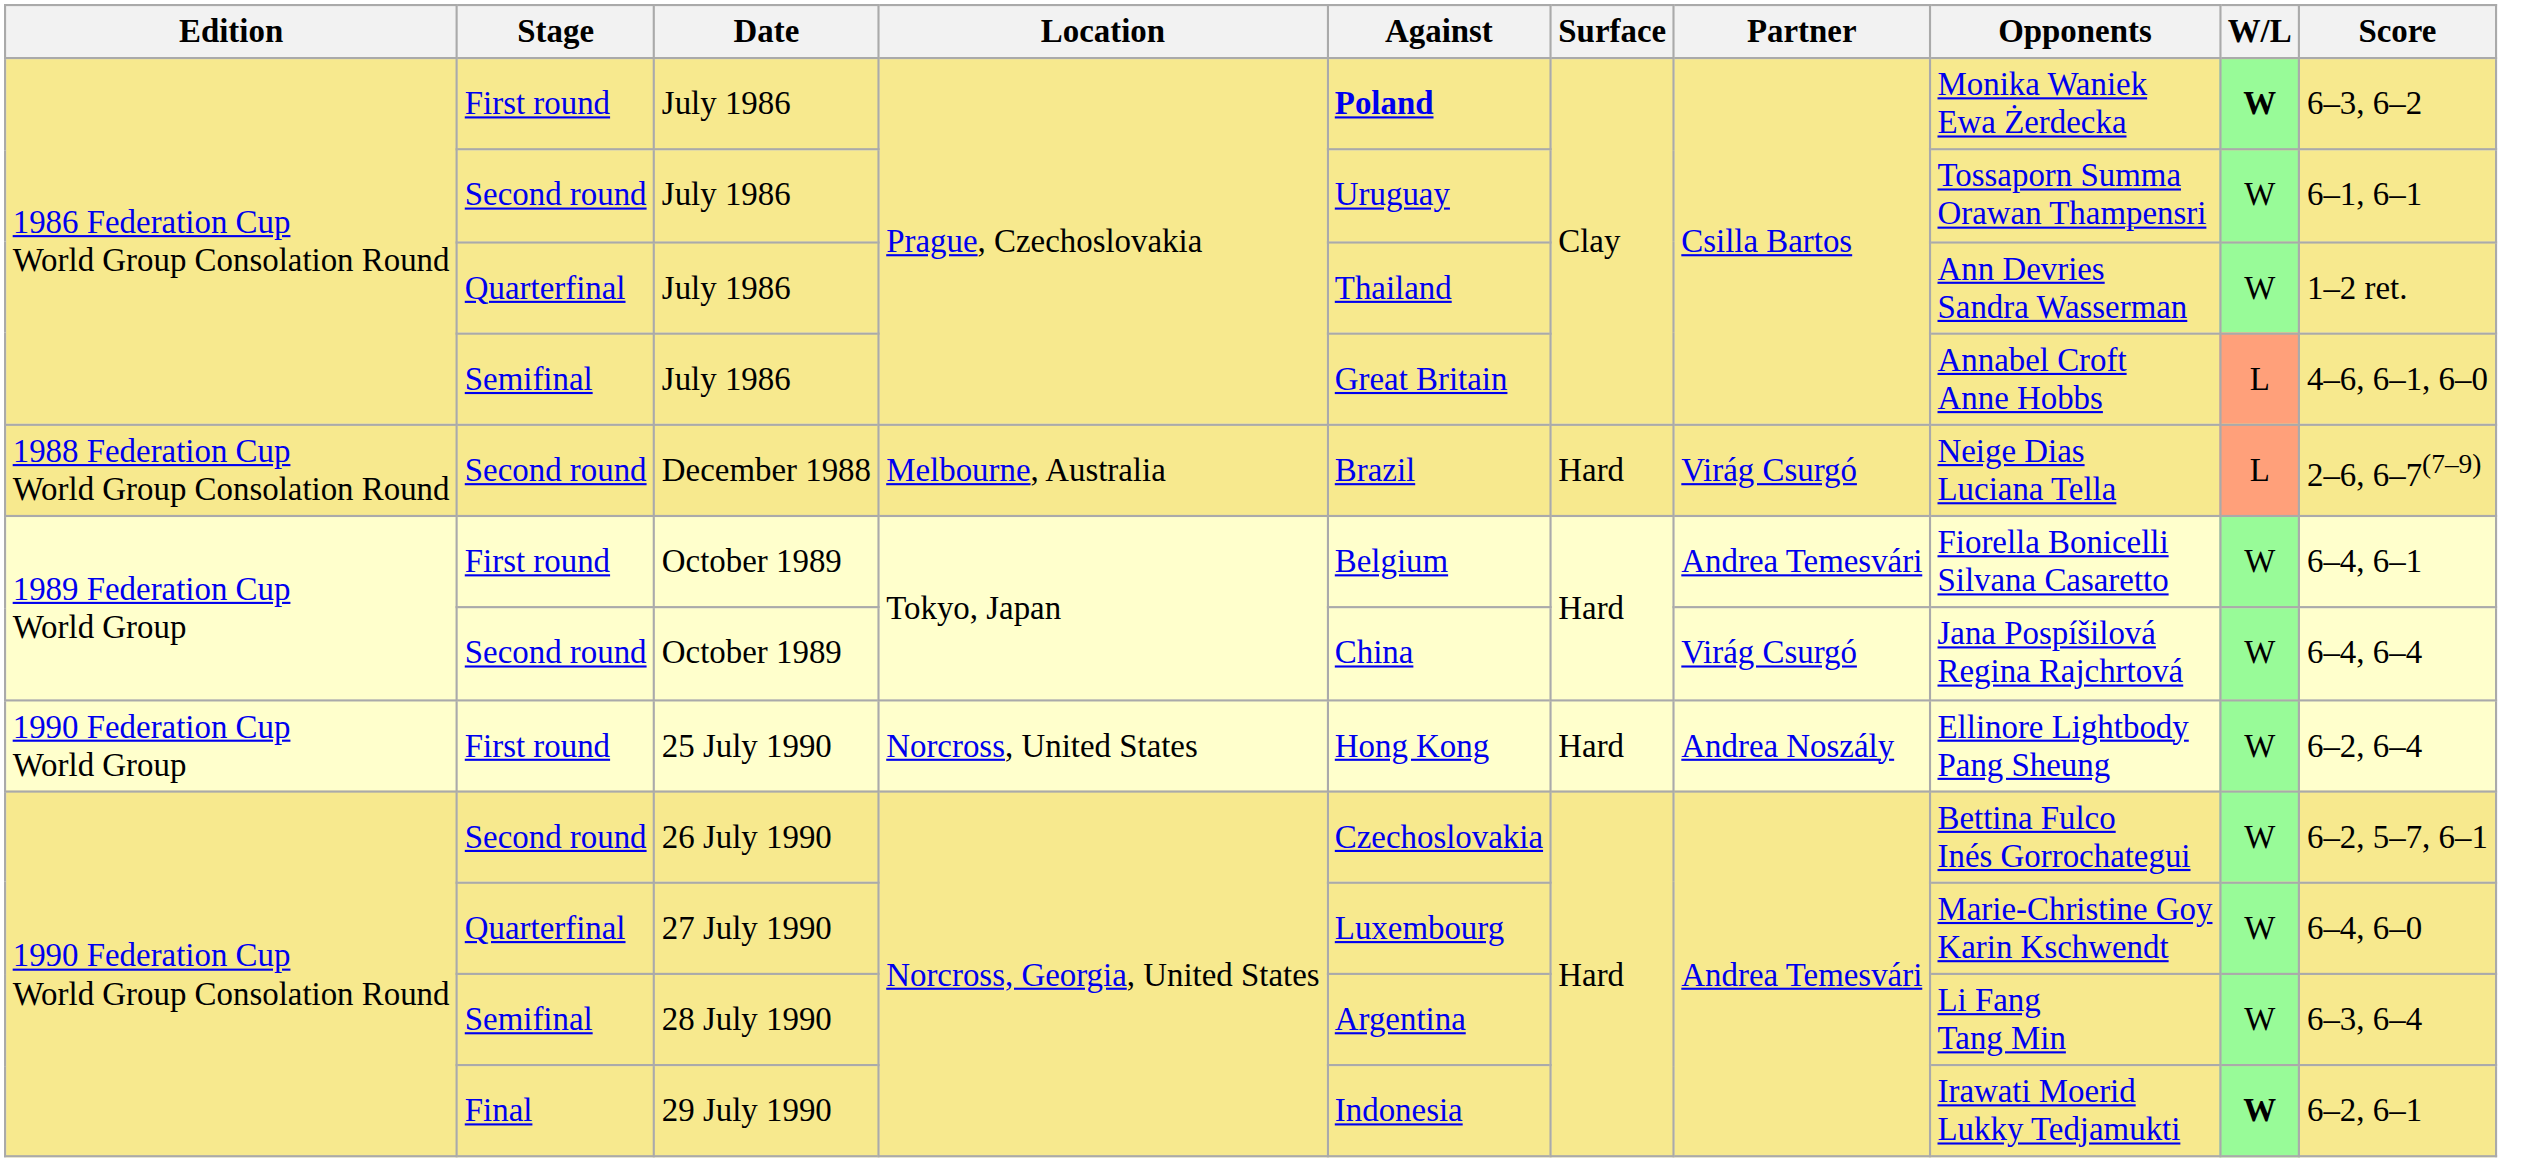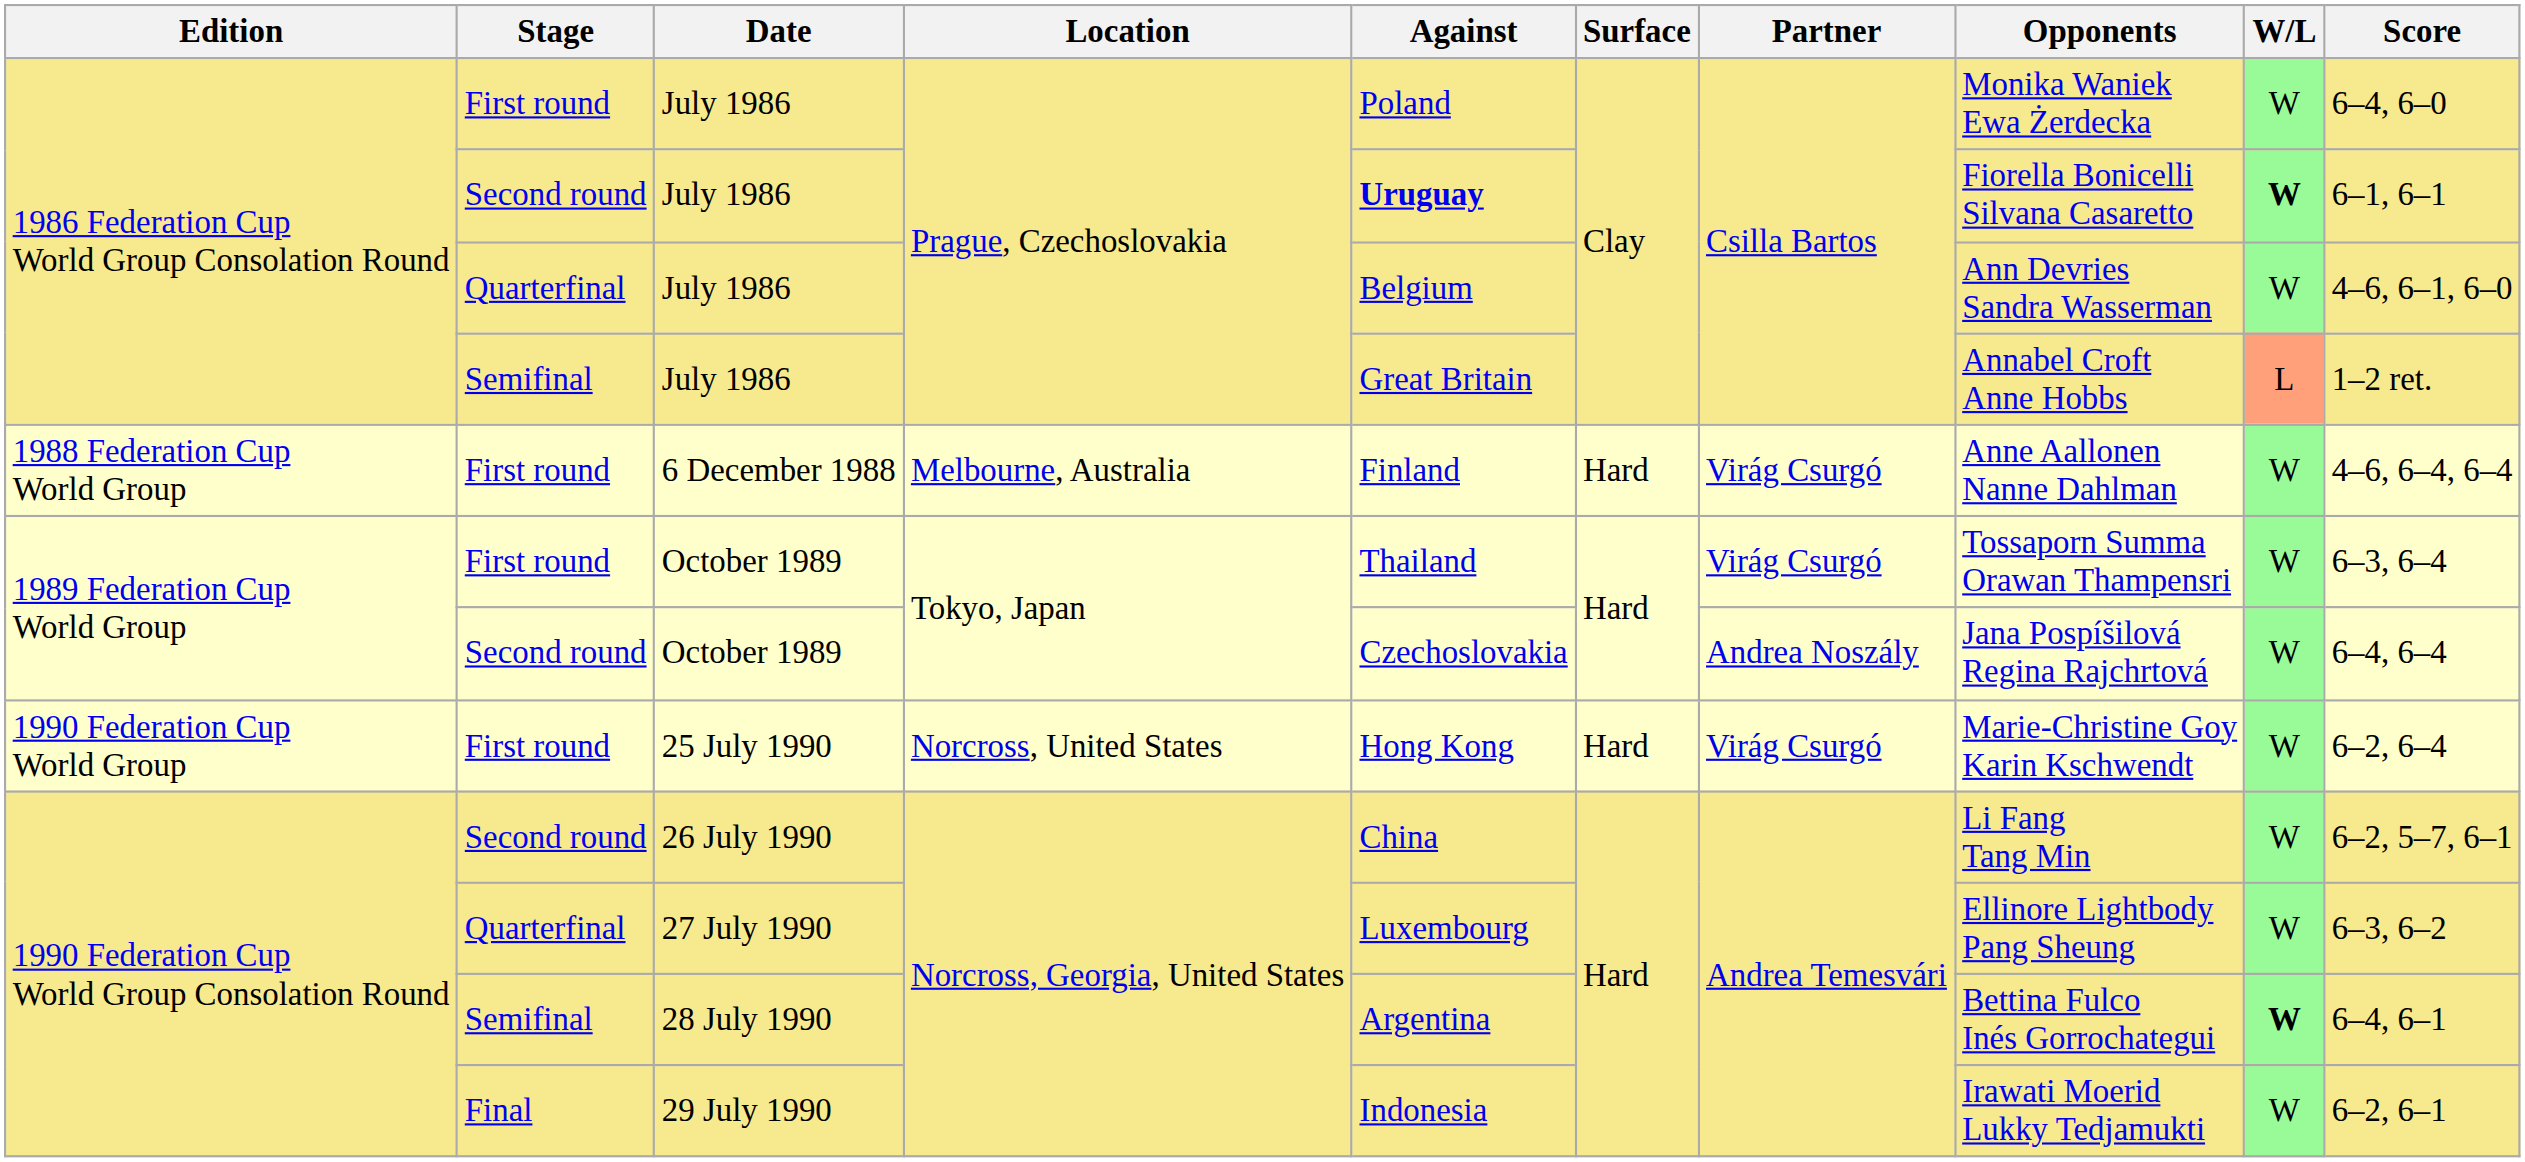(1384, 103) bold -> (1405, 103) normal
(2260, 103) bold -> (2284, 103) normal
(2365, 103) 6–3, 6–2 -> (2389, 103) 6–4, 6–0
(1392, 194) normal -> (1422, 194) bold
(2072, 194) Tossaporn Summa Orawan Thampensri -> (2078, 194) Fiorella Bonicelli Silvana Casaretto
(2260, 194) normal -> (2284, 194) bold
(1393, 286) Thailand -> (1416, 286) Belgium
(2357, 286) 1–2 ret. -> (2422, 286) 4–6, 6–1, 6–0
(2397, 377) 4–6, 6–1, 6–0 -> (2382, 377) 1–2 ret.
+ row: (537, 469)
- row: (556, 469)
(1391, 560) Belgium -> (1418, 560) Thailand
(1802, 560) Andrea Temesvári -> (1794, 560) Virág Csurgó
(2053, 560) Fiorella Bonicelli Silvana Casaretto -> (2097, 560) Tossaporn Summa Orawan Thampensri
(2365, 560) 6–4, 6–1 -> (2389, 560) 6–3, 6–4
(1374, 652) China -> (1464, 652) Czechoslovakia
(1769, 652) Virág Csurgó -> (1812, 652) Andrea Noszály
(1788, 744) Andrea Noszály -> (1794, 744) Virág Csurgó
(2063, 744) Ellinore Lightbody Pang Sheung -> (2100, 744) Marie-Christine Goy Karin Kschwendt
(1439, 835) Czechoslovakia -> (1399, 835) China
(2064, 835) Bettina Fulco Inés Gorrochategui -> (2026, 835) Li Fang Tang Min
(2075, 927) Marie-Christine Goy Karin Kschwendt -> (2088, 927) Ellinore Lightbody Pang Sheung
(2365, 927) 6–4, 6–0 -> (2389, 927) 6–3, 6–2
(2002, 1018) Li Fang Tang Min -> (2089, 1018) Bettina Fulco Inés Gorrochategui
(2260, 1018) normal -> (2284, 1018) bold
(2365, 1018) 6–3, 6–4 -> (2389, 1018) 6–4, 6–1
(2260, 1110) bold -> (2284, 1110) normal
